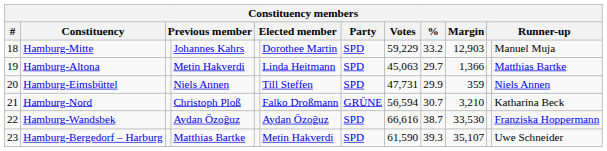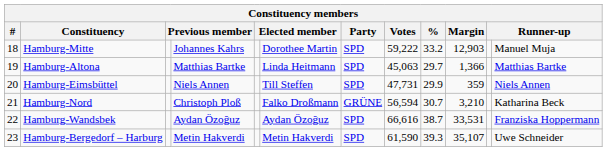(403, 48) 59,229 -> (403, 48) 59,222
(209, 66) Metin Hakverdi -> (209, 66) Matthias Bartke
(469, 119) 33,530 -> (469, 119) 33,531
(209, 137) Matthias Bartke -> (209, 137) Metin Hakverdi
